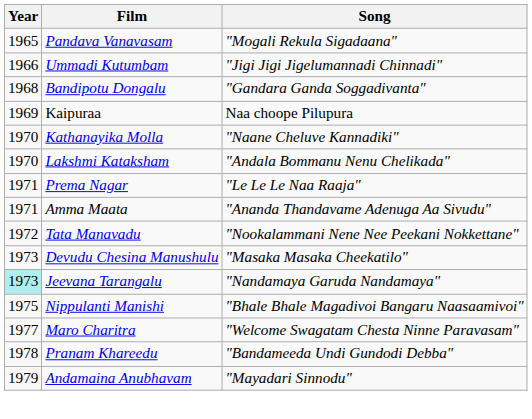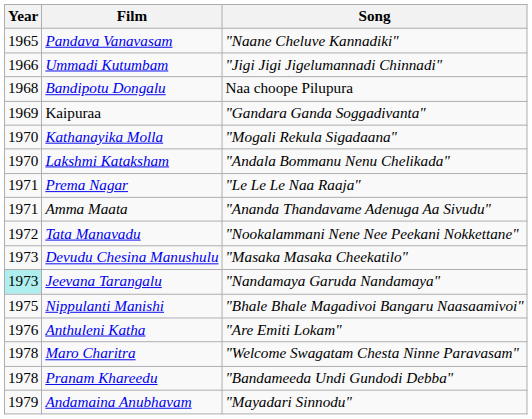(311, 40) "Mogali Rekula Sigadaana" -> (312, 40) "Naane Cheluve Kannadiki"
(326, 88) "Gandara Ganda Soggadivanta" -> (289, 88) Naa choope Pilupura
(289, 112) Naa choope Pilupura -> (326, 112) "Gandara Ganda Soggadivanta"
(312, 137) "Naane Cheluve Kannadiki" -> (311, 137) "Mogali Rekula Sigadaana"
+ row: (95, 329)
(23, 329) 1977 -> (23, 354) 1978
